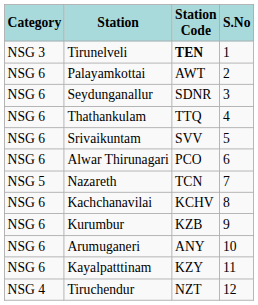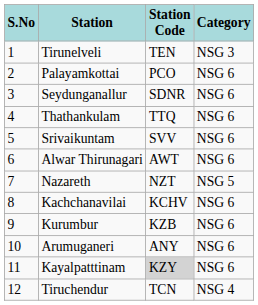columns swapped: (237, 22) <-> (34, 22)
(189, 52) bold -> (162, 52) normal
(190, 73) AWT -> (162, 73) PCO
(188, 159) PCO -> (164, 159) AWT
(189, 181) TCN -> (162, 181) NZT
(189, 267) no background -> (163, 267) lightgrey background
(188, 289) NZT -> (163, 289) TCN
